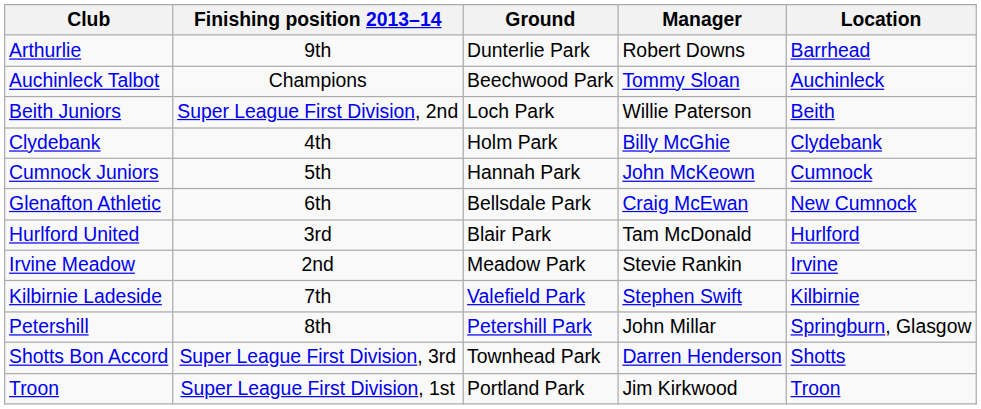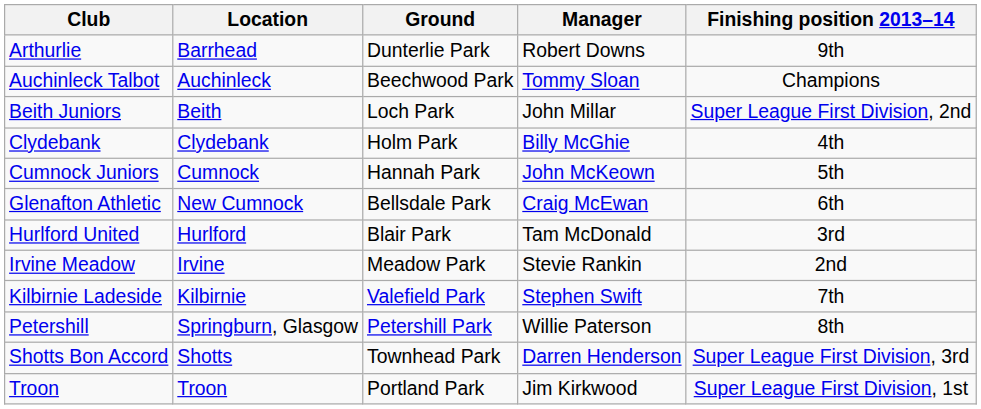columns swapped: (881, 19) <-> (318, 19)
(687, 111) Willie Paterson -> (569, 111) John Millar
(669, 326) John Millar -> (587, 326) Willie Paterson
